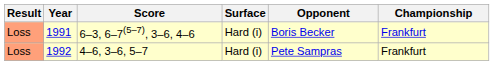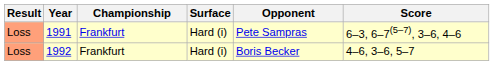columns swapped: (434, 13) <-> (149, 13)
(303, 32) Boris Becker -> (271, 32) Pete Sampras
(306, 51) Pete Sampras -> (268, 51) Boris Becker
